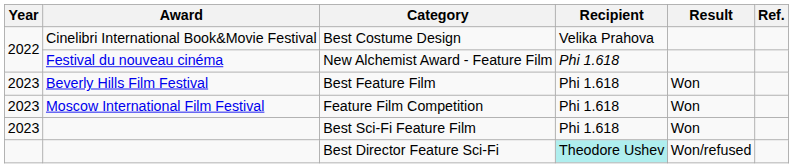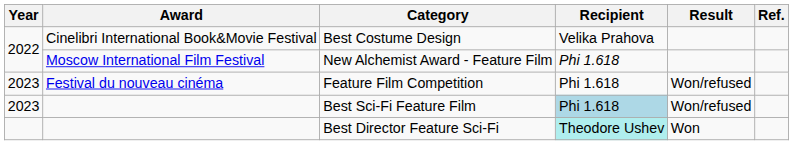(135, 60) Festival du nouveau cinéma -> (155, 60) Moscow International Film Festival
- row: (379, 83)
(155, 106) Moscow International Film Festival -> (135, 83) Festival du nouveau cinéma
(685, 106) Won -> (711, 83) Won/refused
(589, 128) no background -> (589, 106) lightblue background
(685, 128) Won -> (711, 106) Won/refused
(711, 151) Won/refused -> (685, 128) Won
